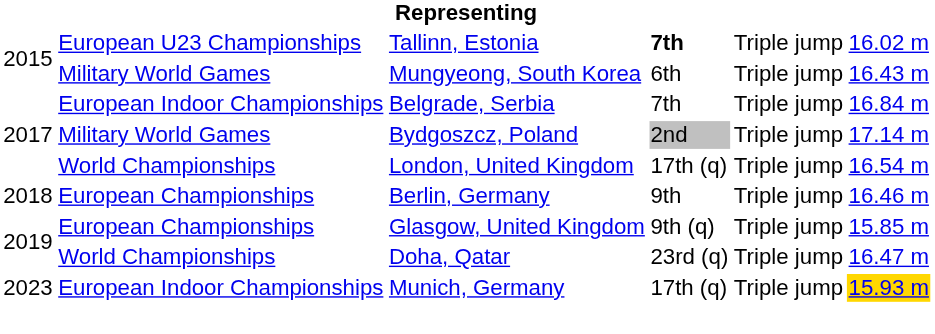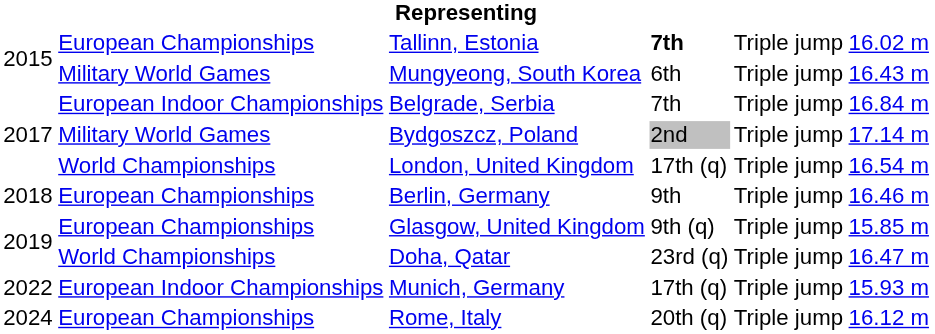(210, 43) European U23 Championships -> (186, 43) European Championships
(28, 287) 2023 -> (28, 287) 2022
(889, 287) gold background -> (889, 287) no background
+ row: (445, 318)
